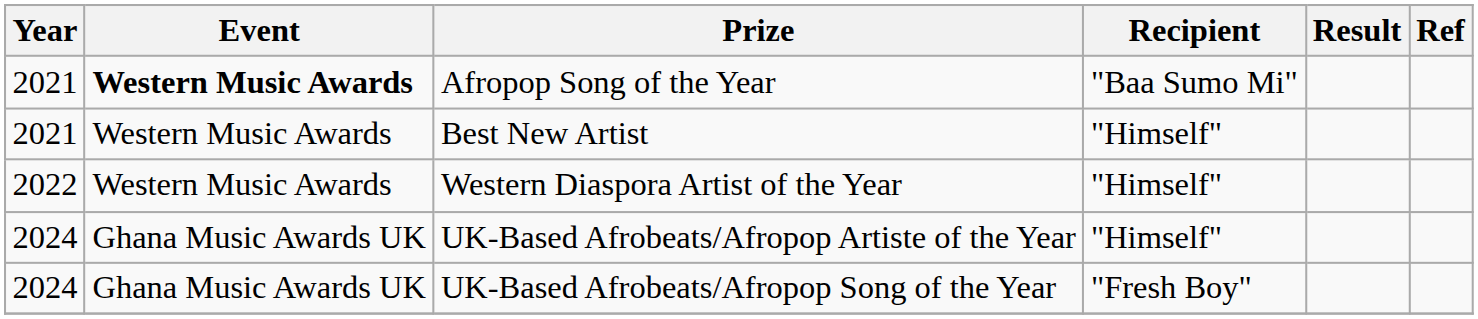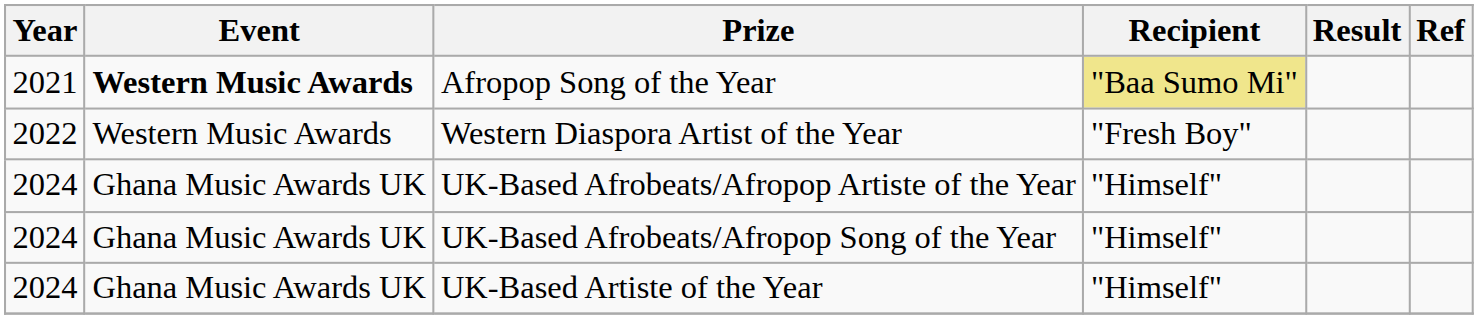(1194, 81) no background -> (1194, 81) khaki background
- row: (545, 133)
(1156, 184) "Himself" -> (1171, 133) "Fresh Boy"
(1171, 287) "Fresh Boy" -> (1156, 236) "Himself"
+ row: (632, 287)
